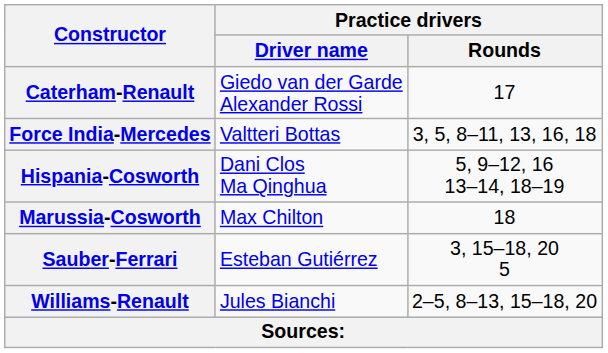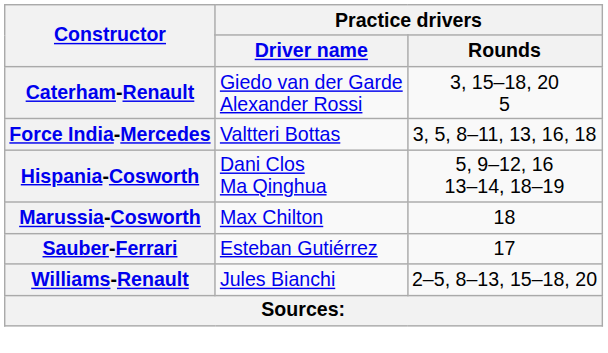(504, 92) 17 -> (504, 92) 3, 15–18, 20 5
(504, 259) 3, 15–18, 20 5 -> (504, 248) 17
